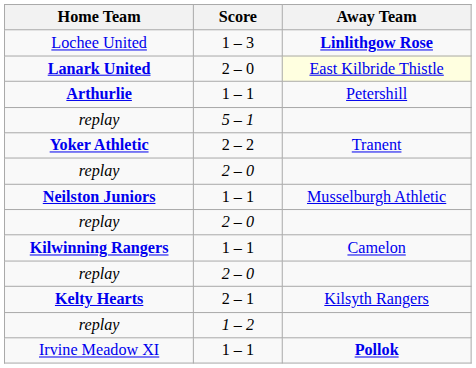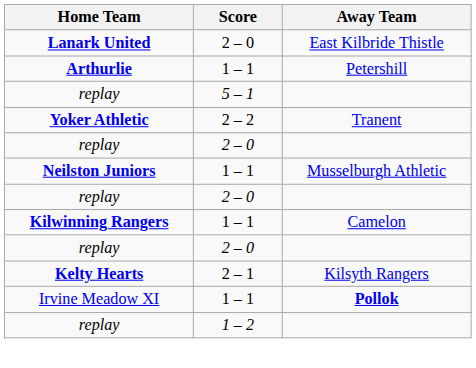- row: (99, 42)
(377, 68) lightyellow background -> (377, 42) no background
rows swapped: (99, 350) <-> (99, 324)
